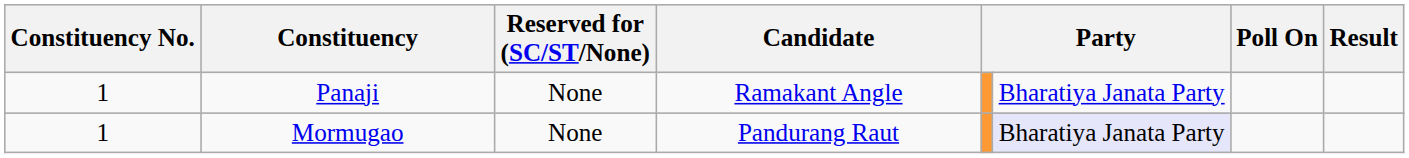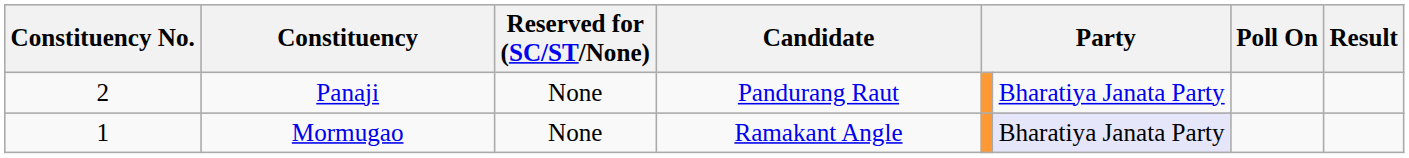(103, 92) 1 -> (103, 92) 2
(818, 92) Ramakant Angle -> (818, 92) Pandurang Raut
(818, 132) Pandurang Raut -> (818, 132) Ramakant Angle
